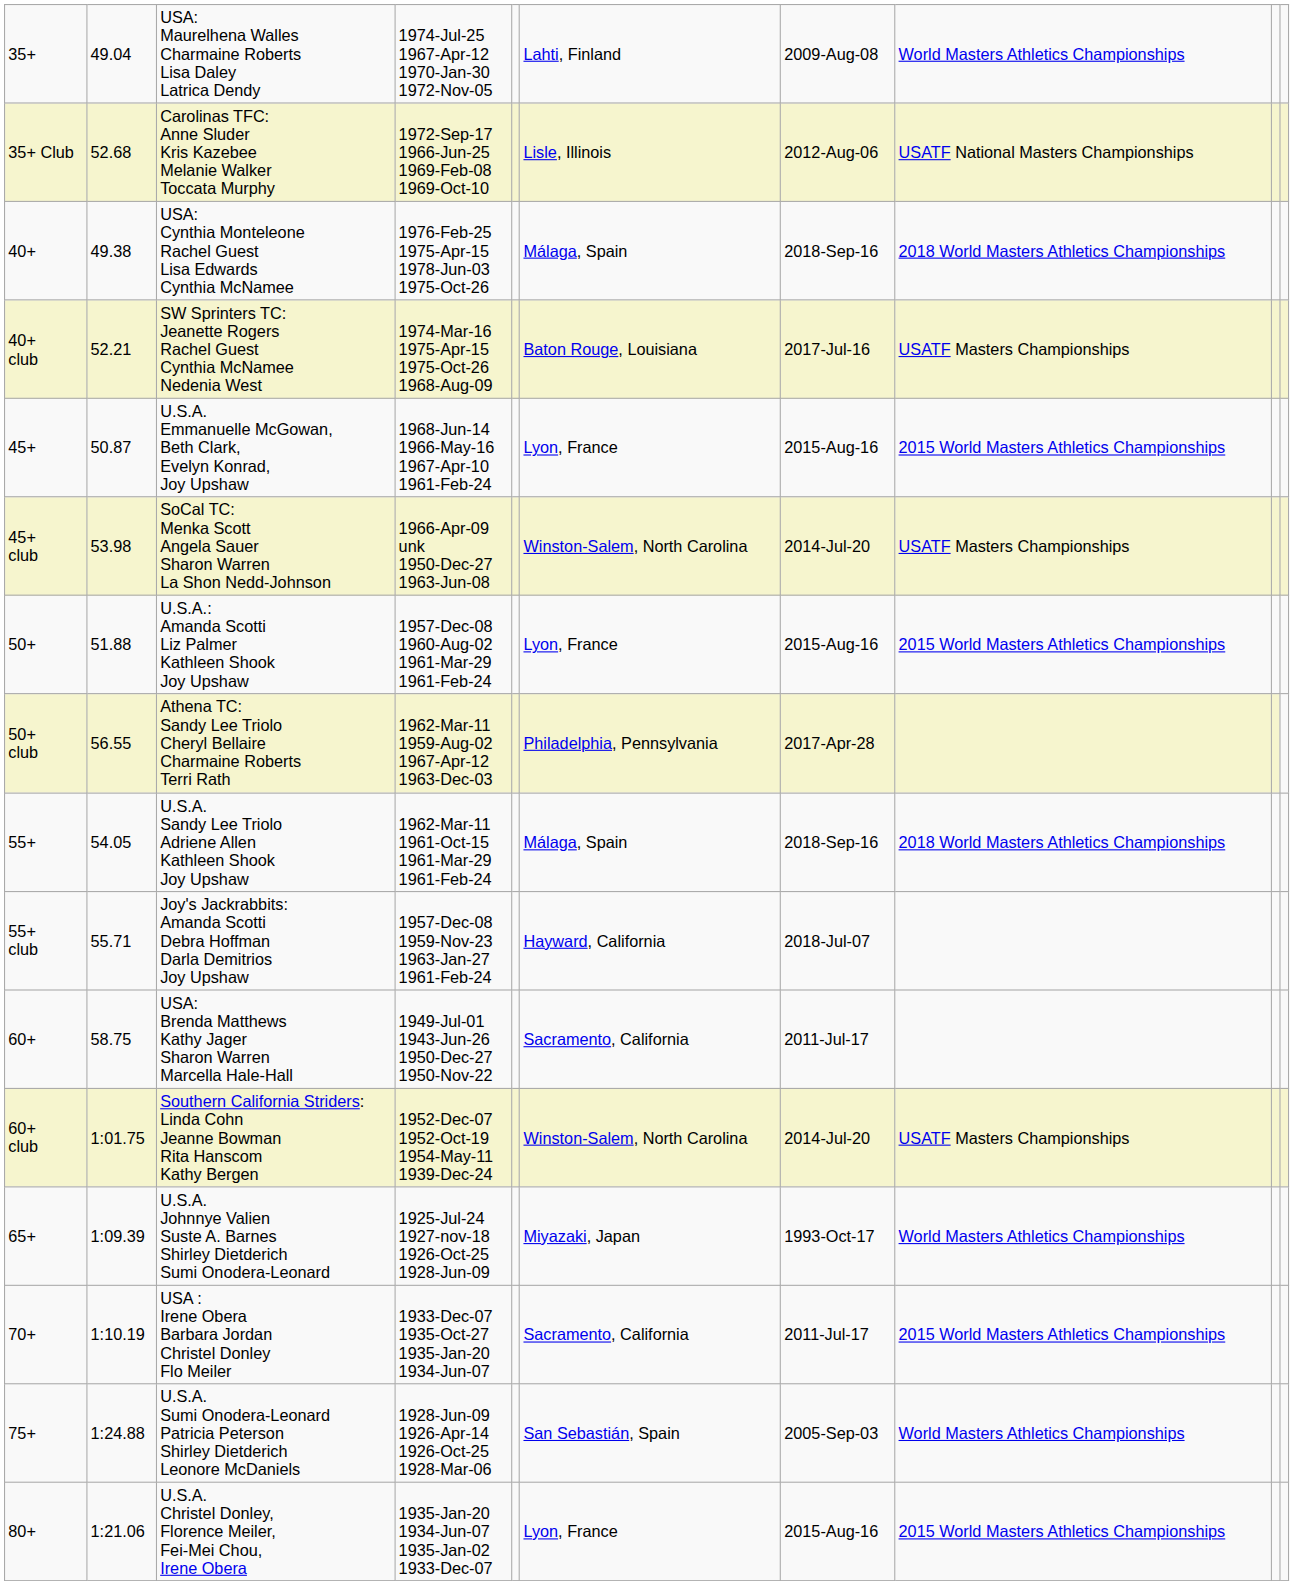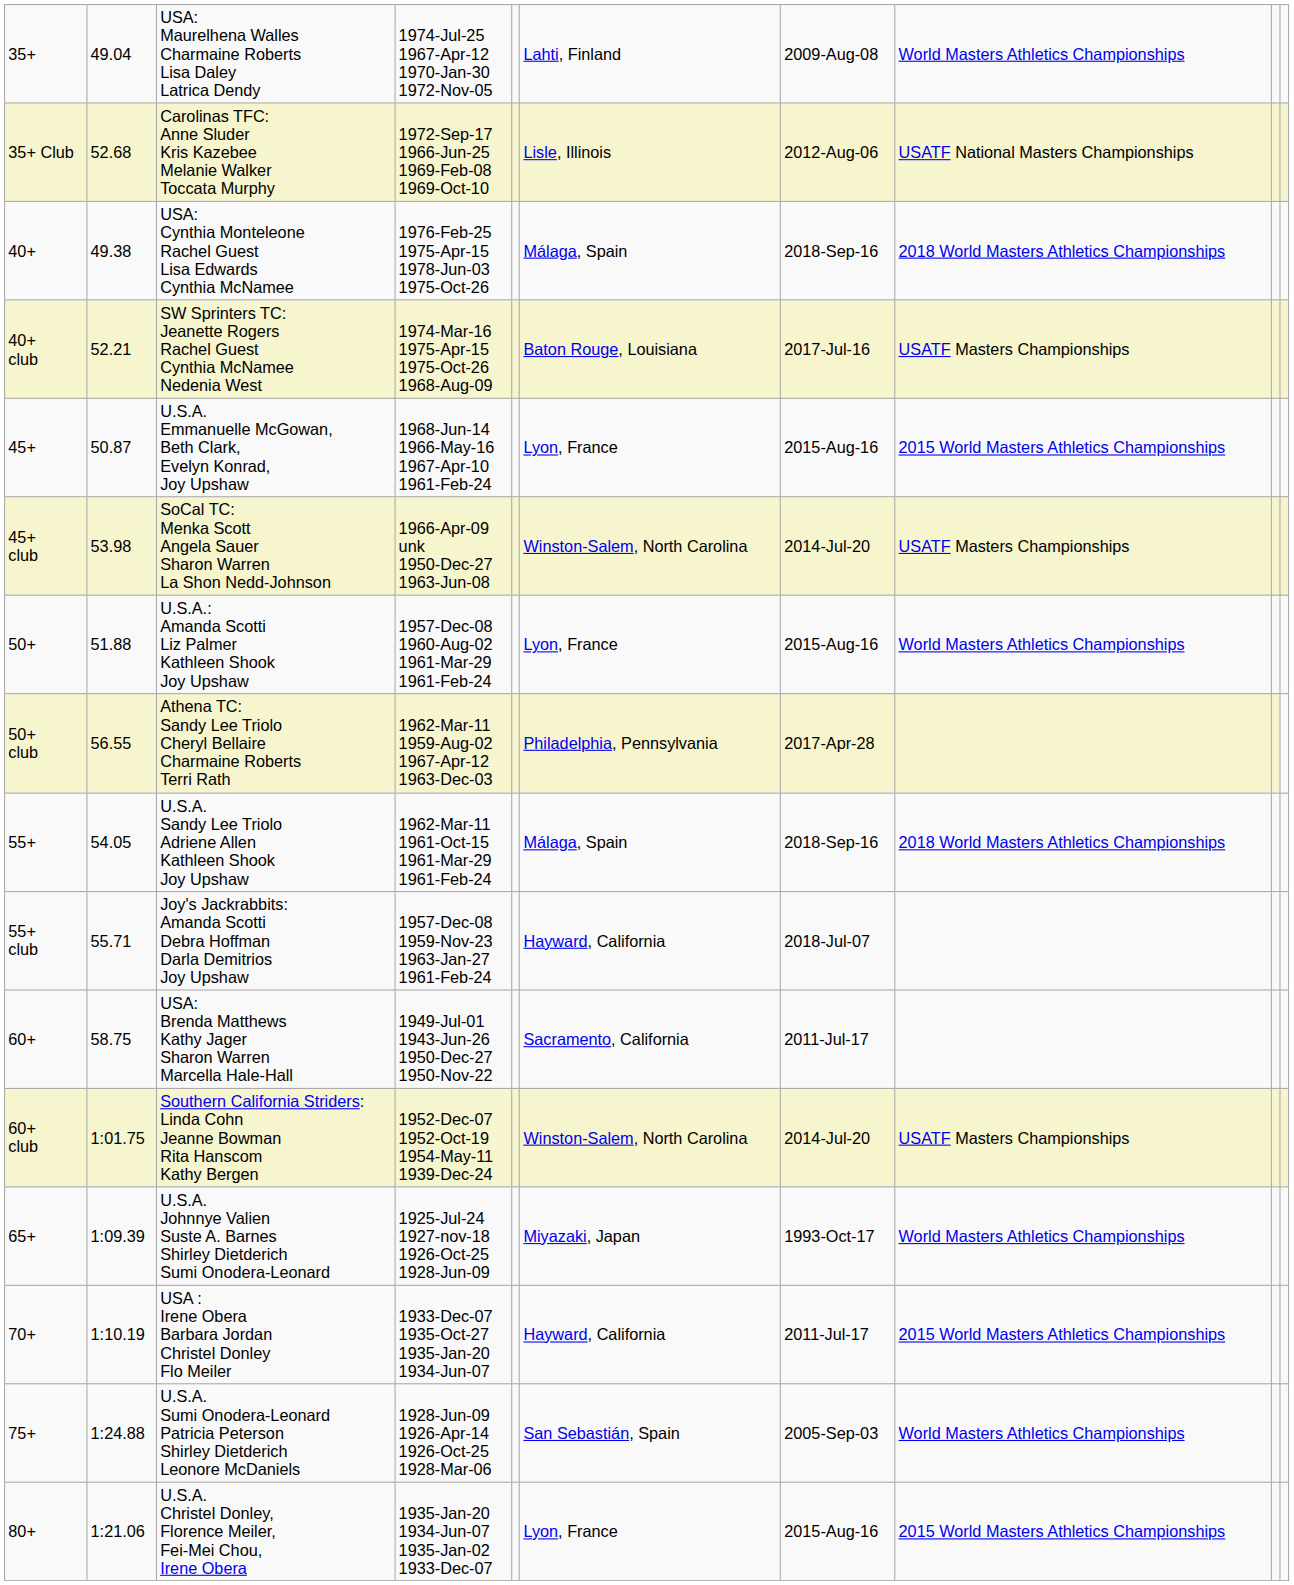(1062, 645) 2015 World Masters Athletics Championships -> (1042, 645) World Masters Athletics Championships
(606, 1335) Sacramento, California -> (594, 1335) Hayward, California
